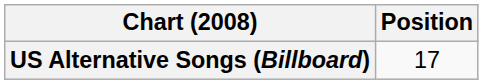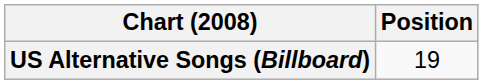(427, 60) 17 -> (427, 60) 19
